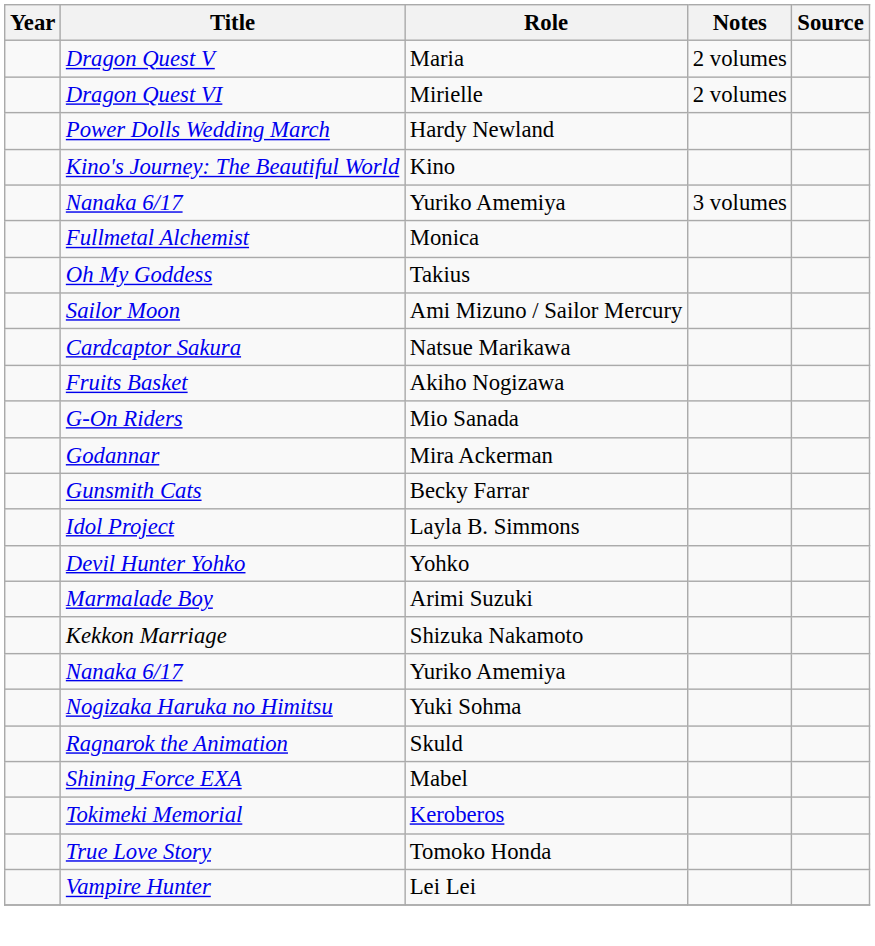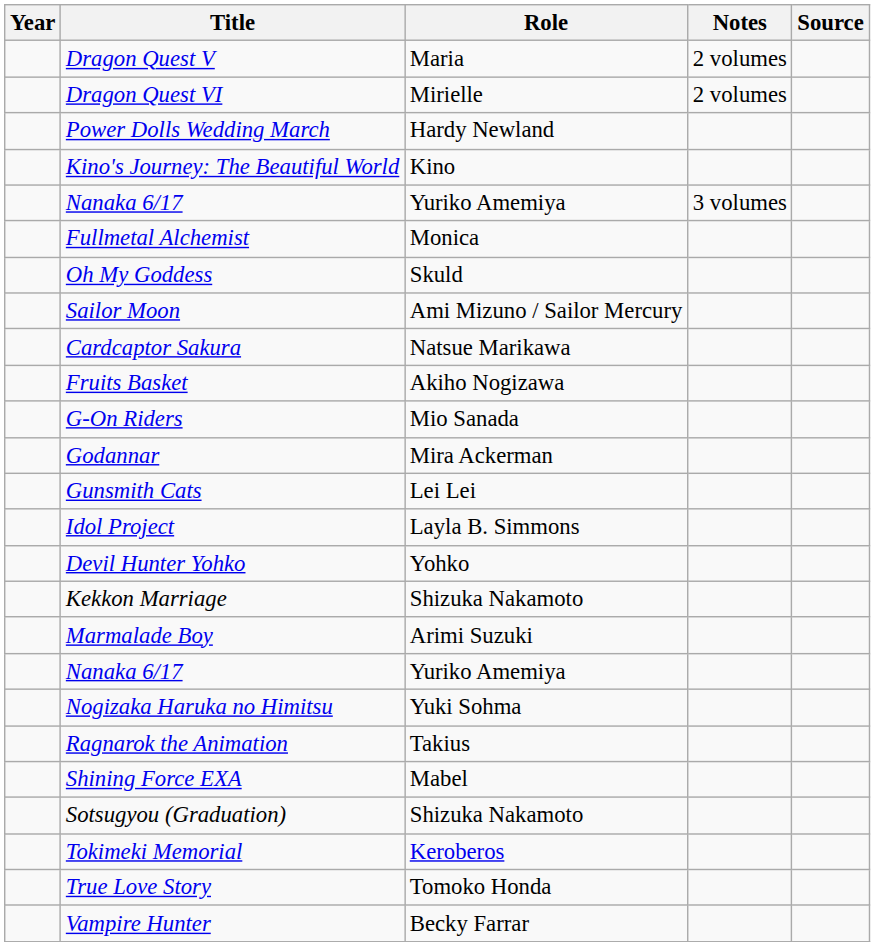(440, 274) Takius -> (436, 274) Skuld
(469, 490) Becky Farrar -> (443, 490) Lei Lei
rows swapped: (139, 599) <-> (146, 635)
(436, 743) Skuld -> (440, 743) Takius
+ row: (176, 815)
(443, 887) Lei Lei -> (469, 923) Becky Farrar
